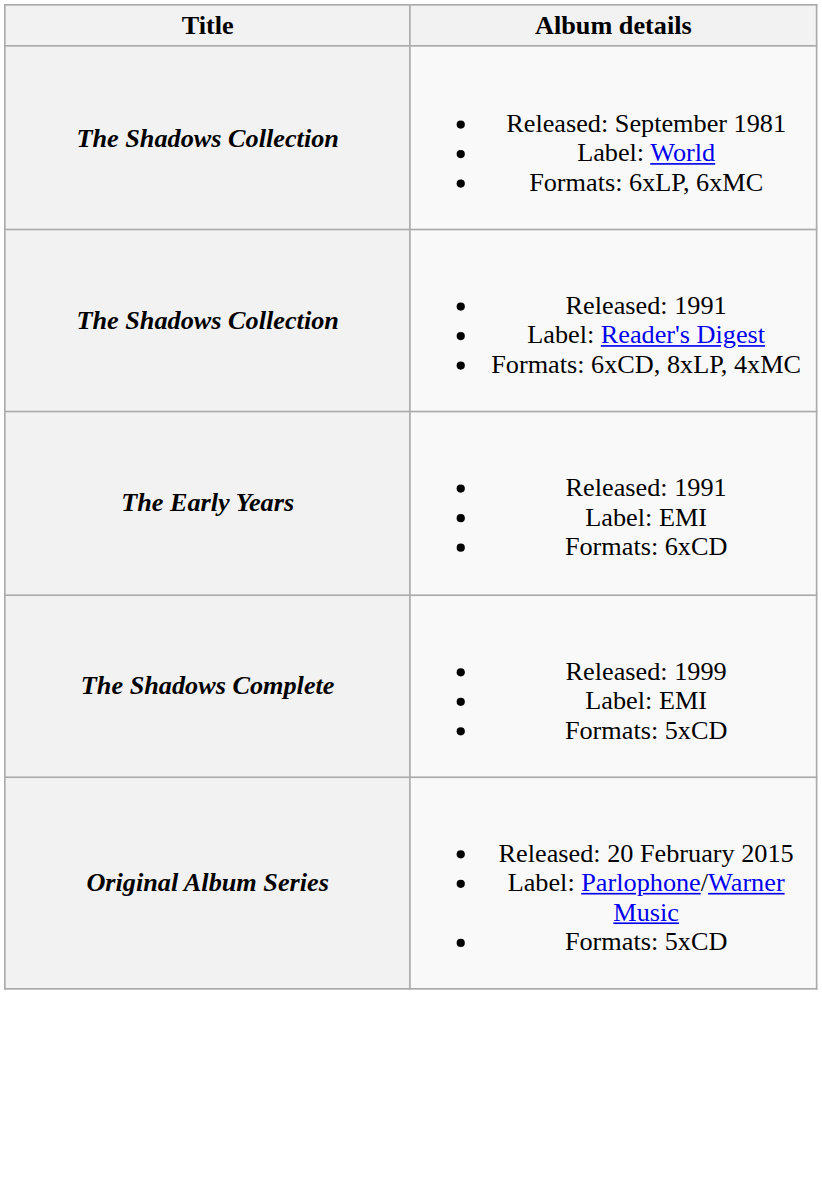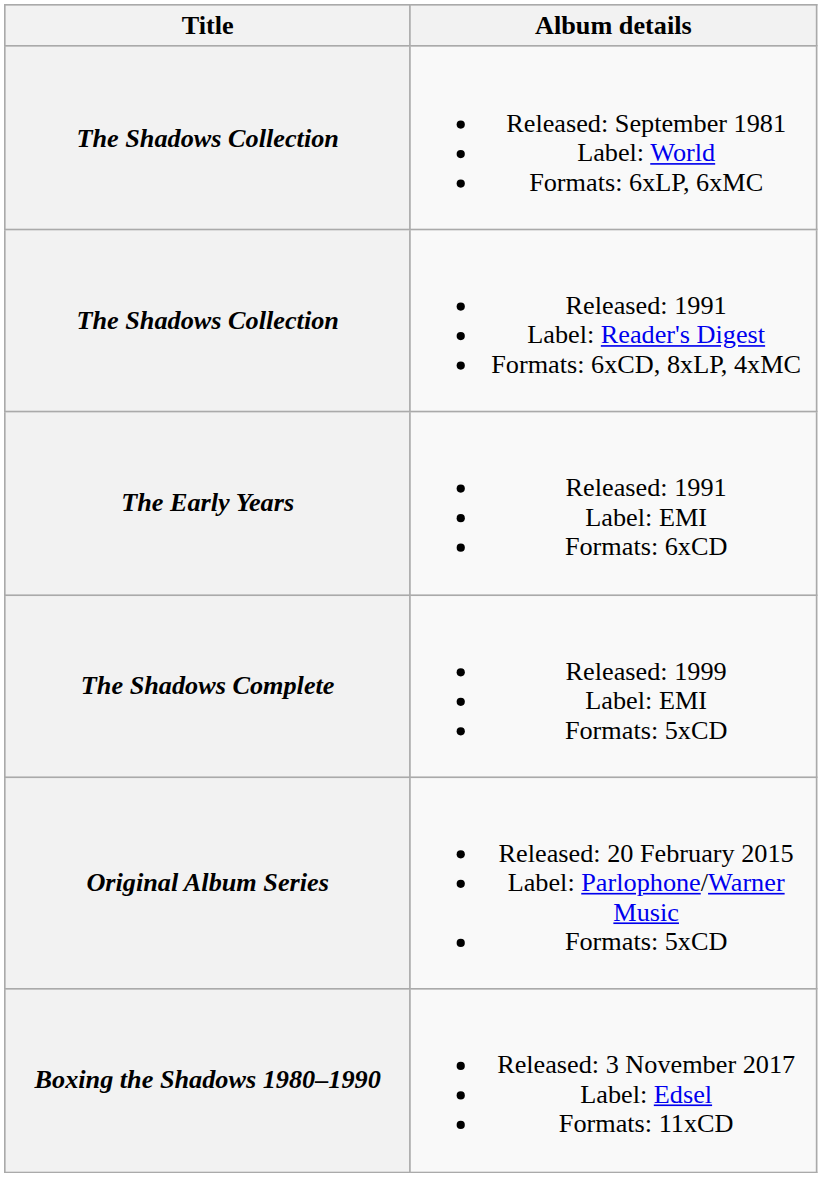+ row: (613, 1095)
